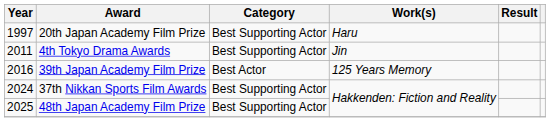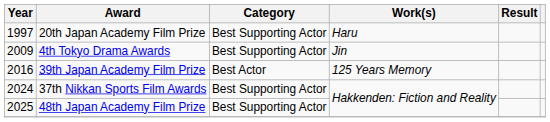(20, 51) 2011 -> (20, 51) 2009
